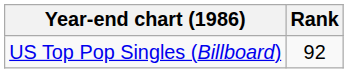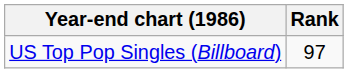(315, 51) 92 -> (315, 51) 97
